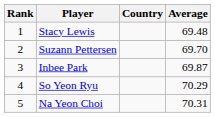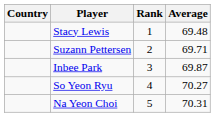columns swapped: (20, 13) <-> (142, 13)
(195, 49) 69.70 -> (195, 49) 69.71
(195, 85) 70.29 -> (195, 85) 70.27
